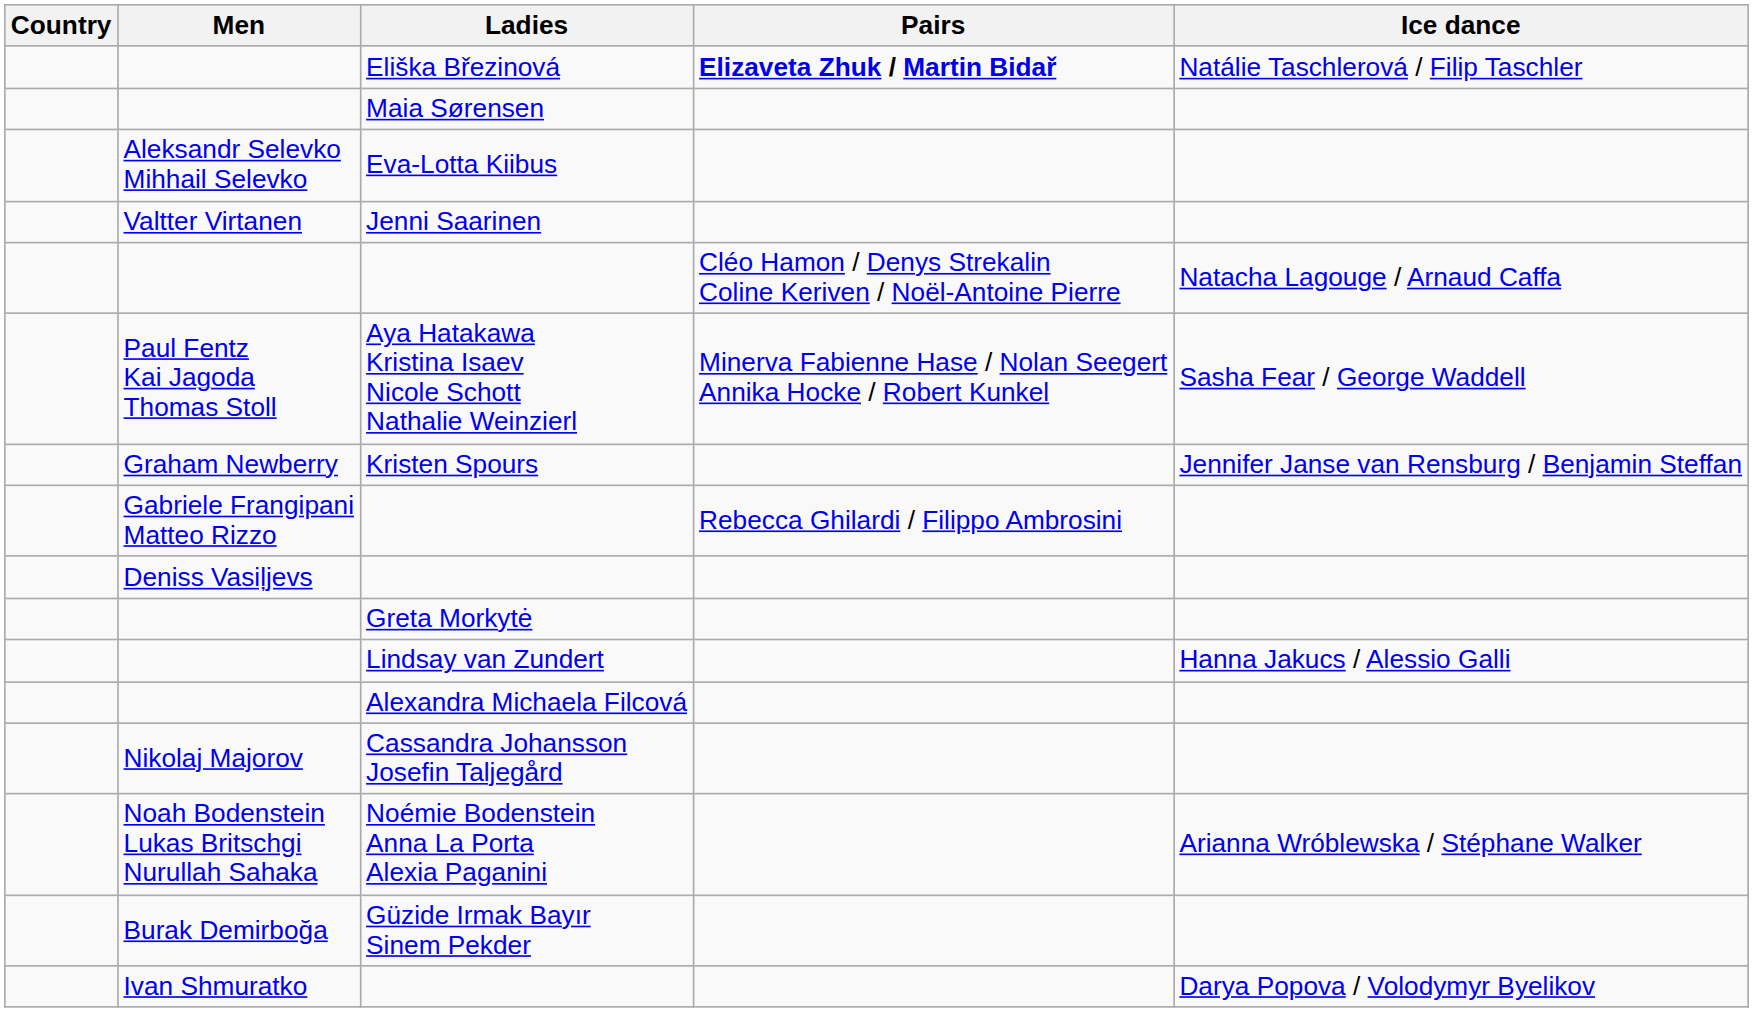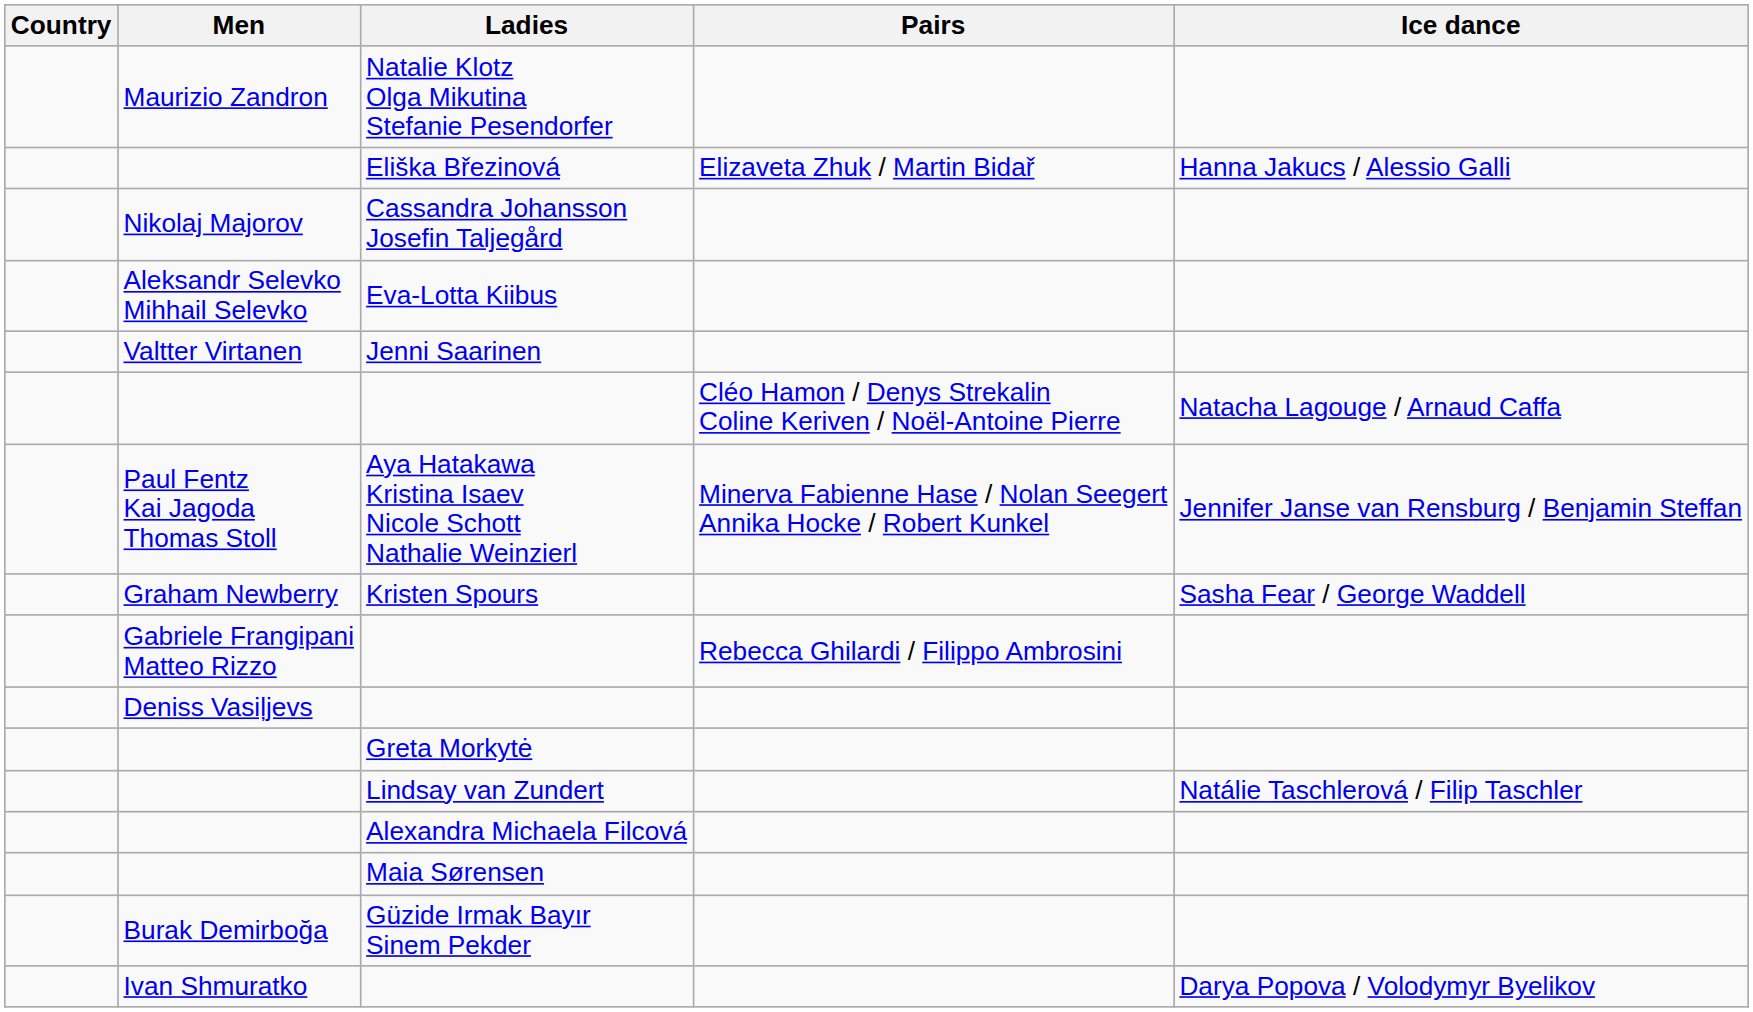+ row: (226, 96)
(878, 66) bold -> (867, 167) normal
(1381, 66) Natálie Taschlerová / Filip Taschler -> (1345, 167) Hanna Jakucs / Alessio Galli
rows swapped: (239, 109) <-> (213, 758)
(1353, 378) Sasha Fear / George Waddell -> (1461, 508) Jennifer Janse van Rensburg / Benjamin Steffan
(1461, 464) Jennifer Janse van Rensburg / Benjamin Steffan -> (1353, 594) Sasha Fear / George Waddell
(1345, 660) Hanna Jakucs / Alessio Galli -> (1381, 790) Natálie Taschlerová / Filip Taschler
- row: (224, 844)
